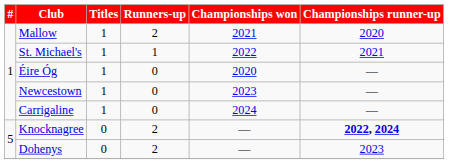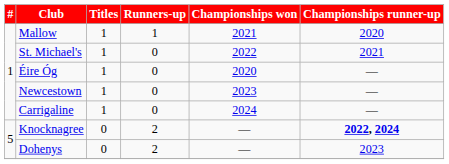(155, 33) 2 -> (155, 33) 1
(155, 52) 1 -> (155, 52) 0
